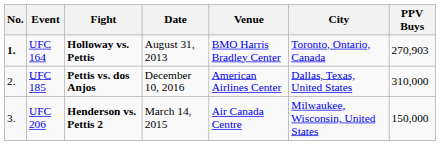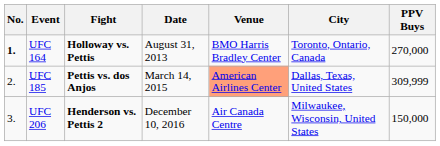(410, 50) 270,903 -> (410, 50) 270,000
(168, 81) December 10, 2016 -> (168, 81) March 14, 2015
(246, 81) no background -> (246, 81) lightsalmon background
(410, 81) 310,000 -> (410, 81) 309,999
(168, 118) March 14, 2015 -> (168, 118) December 10, 2016
